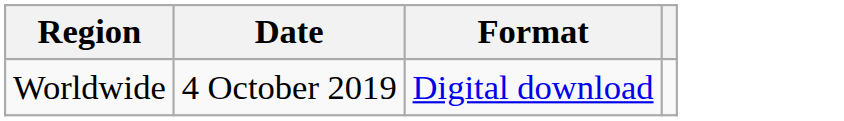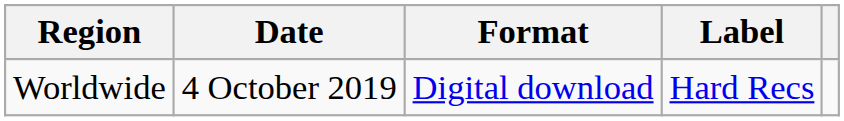+ column: (742, 31)
